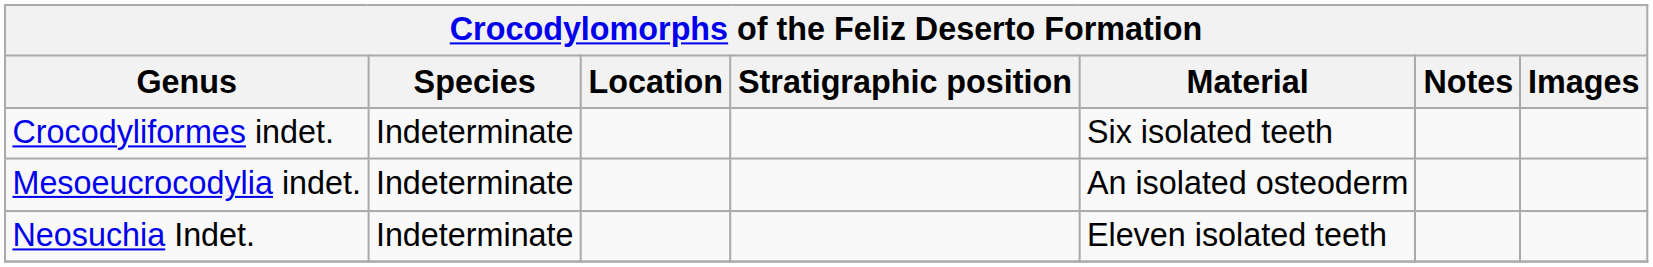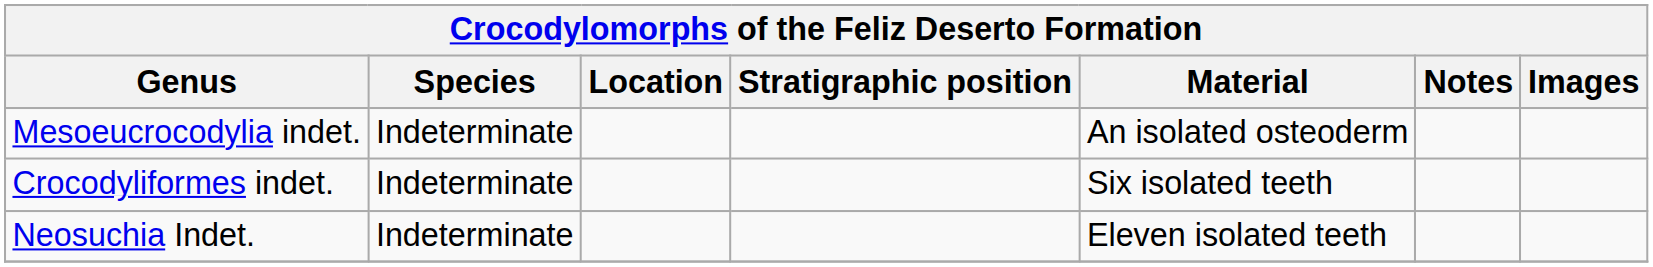rows swapped: (173, 132) <-> (187, 183)
